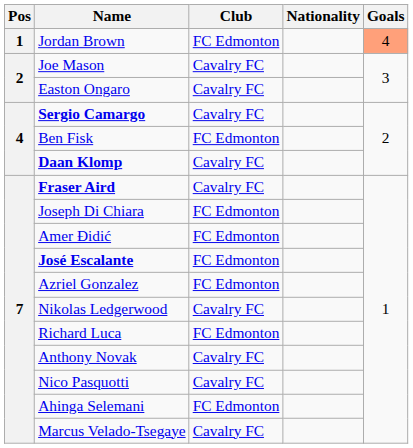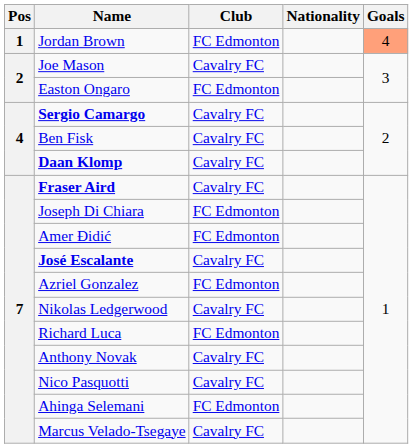(228, 89) Cavalry FC -> (236, 89) FC Edmonton
(236, 138) FC Edmonton -> (228, 138) Cavalry FC
(236, 260) FC Edmonton -> (228, 260) Cavalry FC
